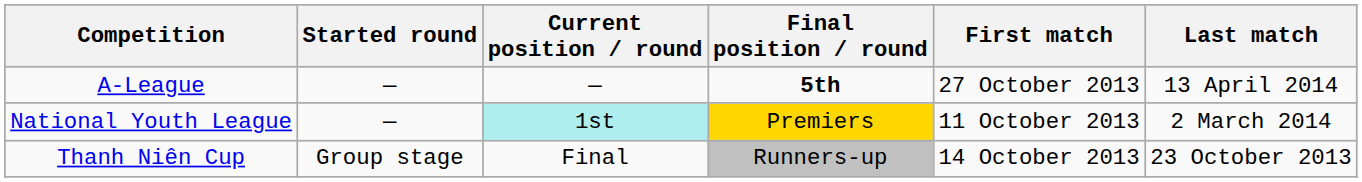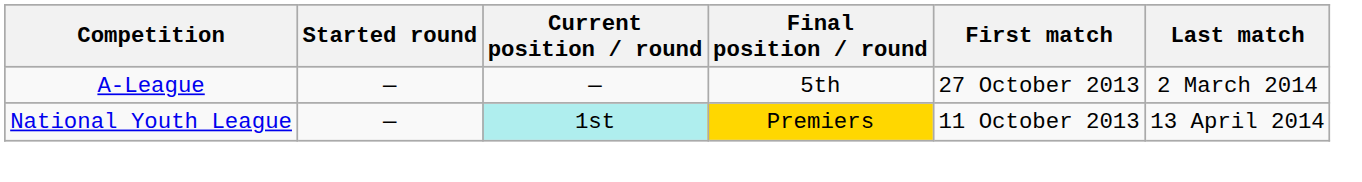(820, 85) bold -> (820, 85) normal
(1251, 85) 13 April 2014 -> (1238, 85) 2 March 2014
(1251, 122) 2 March 2014 -> (1238, 122) 13 April 2014
- row: (151, 158)
